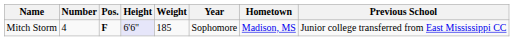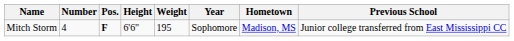(131, 28) lavender background -> (131, 28) no background
(164, 28) 185 -> (164, 28) 195
